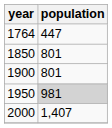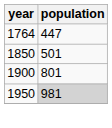(51, 53) 801 -> (51, 53) 501
- row: (21, 113)
